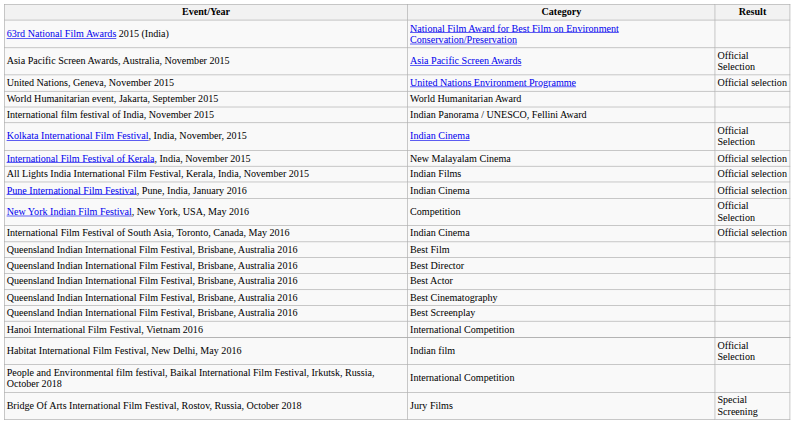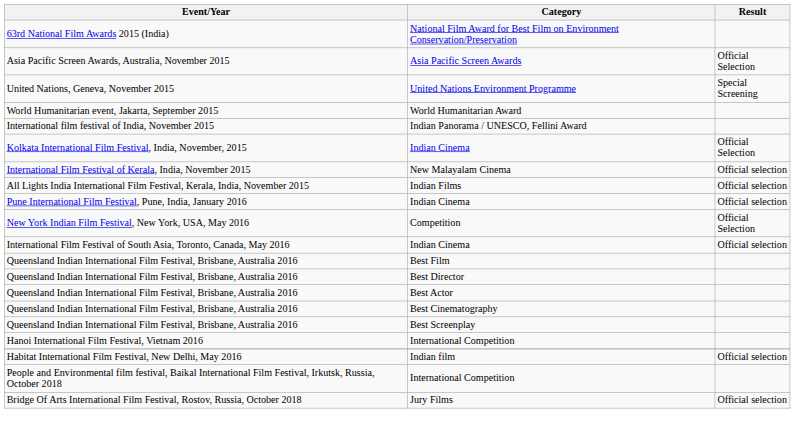(752, 83) Official selection -> (738, 88) Special Screening
(736, 351) Official Selection -> (752, 356) Official selection
(738, 405) Special Screening -> (752, 400) Official selection
